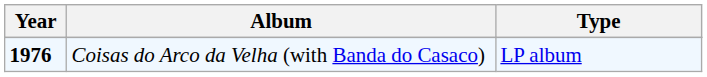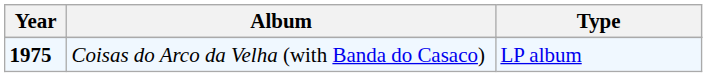(30, 54) 1976 -> (30, 54) 1975
